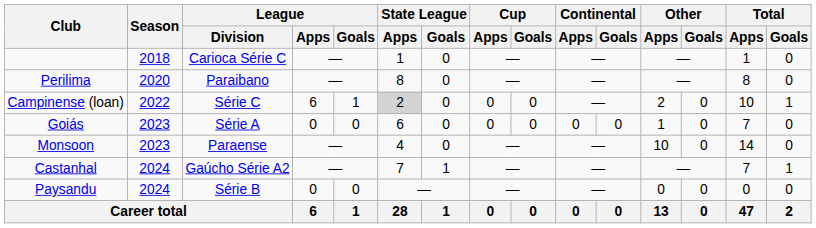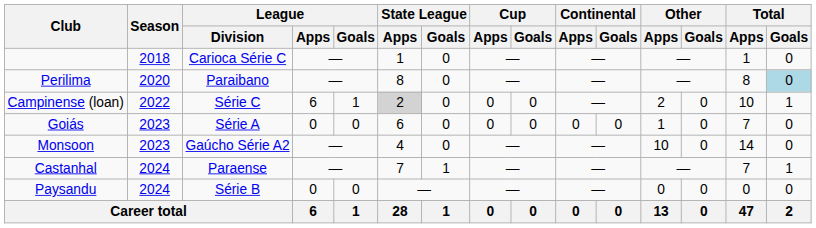(789, 80) no background -> (789, 80) lightblue background
(238, 146) Paraense -> (238, 146) Gaúcho Série A2
(238, 168) Gaúcho Série A2 -> (238, 168) Paraense
